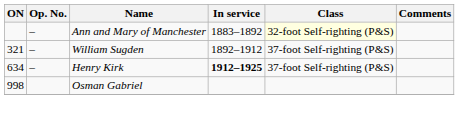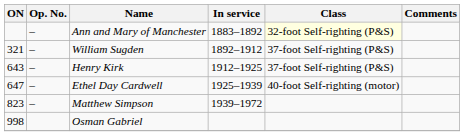(15, 67) 634 -> (15, 67) 643
(237, 67) bold -> (237, 67) normal
+ row: (117, 85)
+ row: (113, 103)
